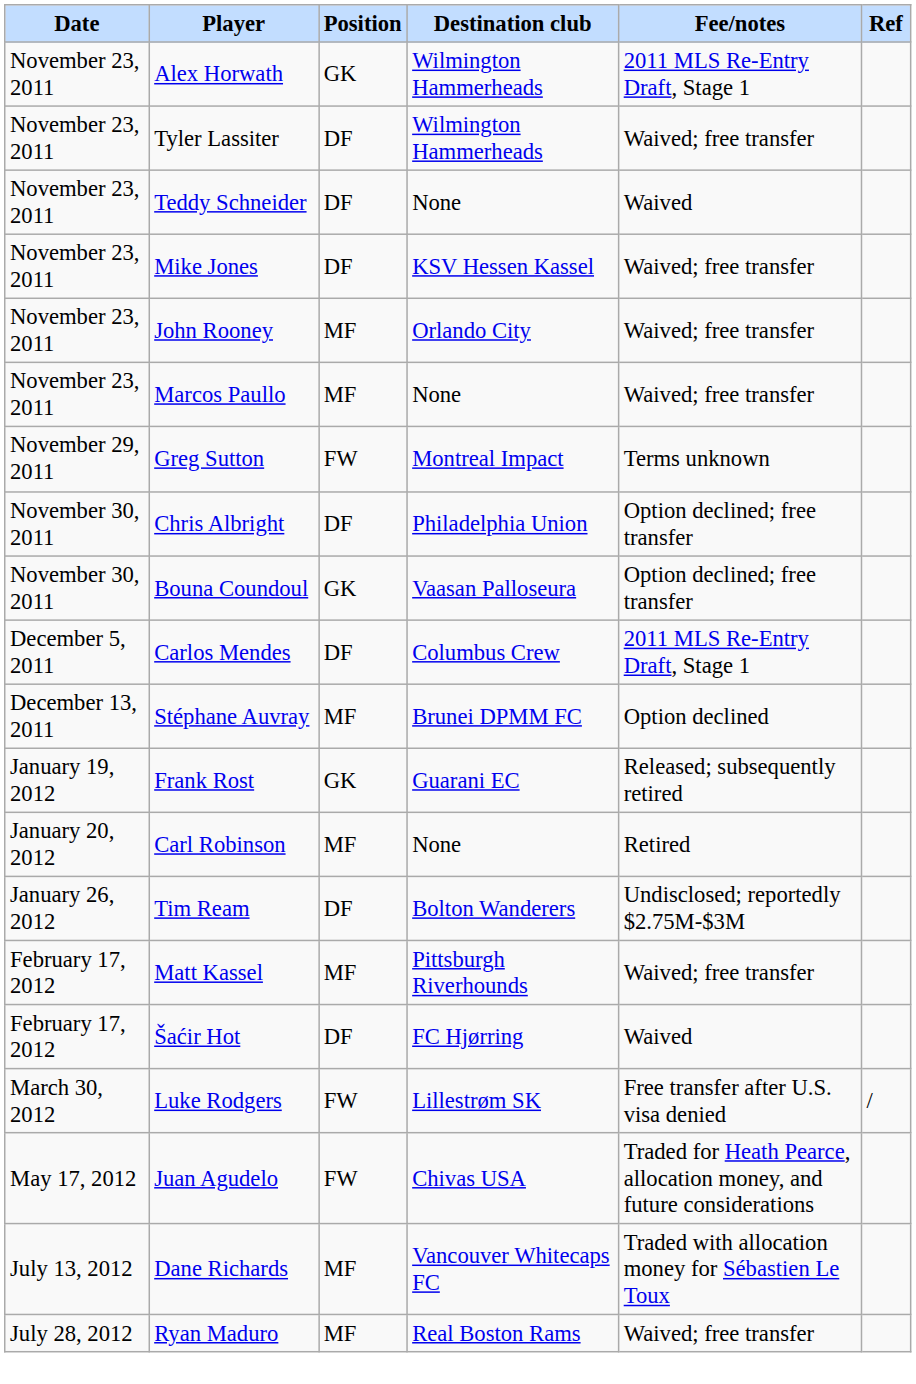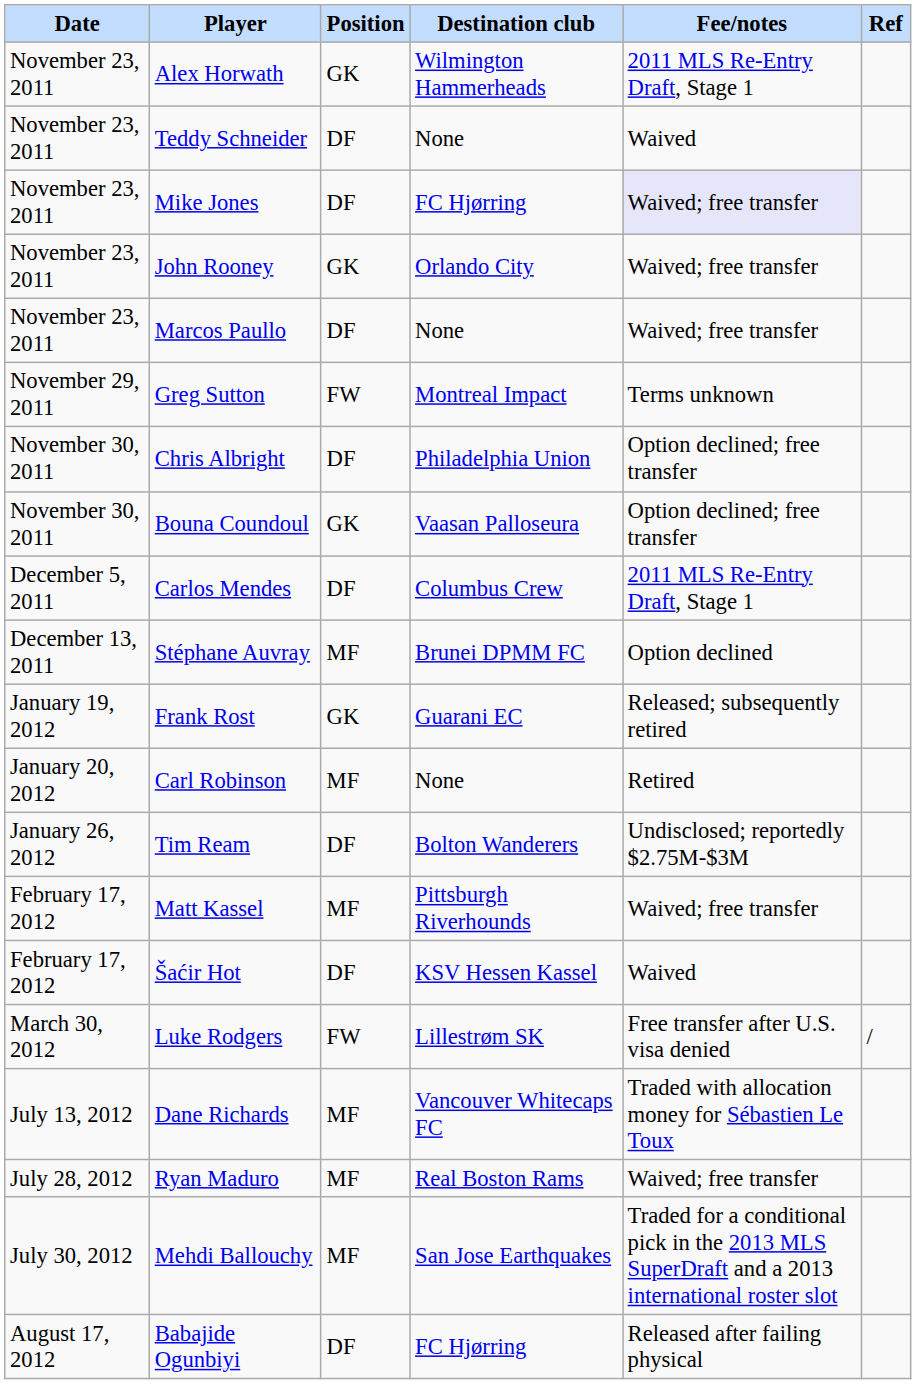- row: (217, 138)
(503, 266) KSV Hessen Kassel -> (471, 202) FC Hjørring
(719, 266) no background -> (723, 202) lavender background
(340, 330) MF -> (343, 266) GK
(340, 394) MF -> (341, 330) DF
(468, 1036) FC Hjørring -> (506, 972) KSV Hessen Kassel
- row: (216, 1178)
+ row: (234, 1255)
+ row: (197, 1346)
